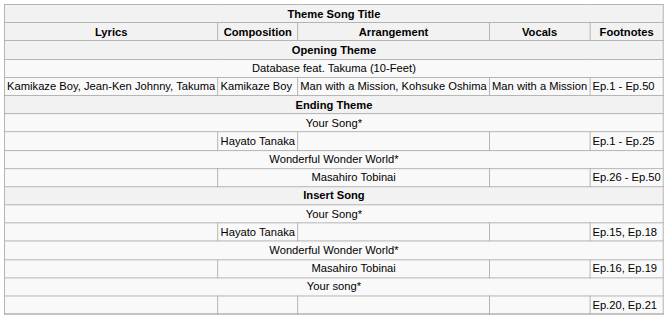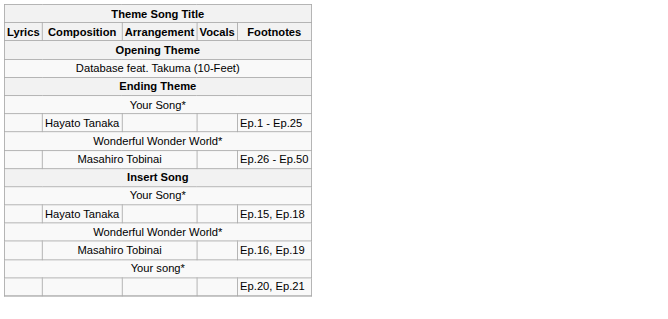- row: (256, 86)
